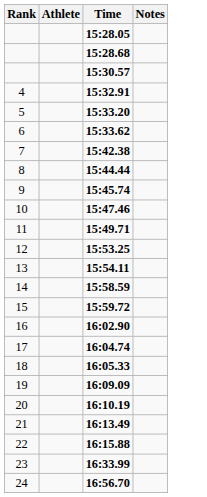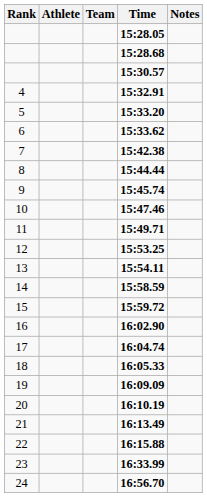+ column: (100, 14)
